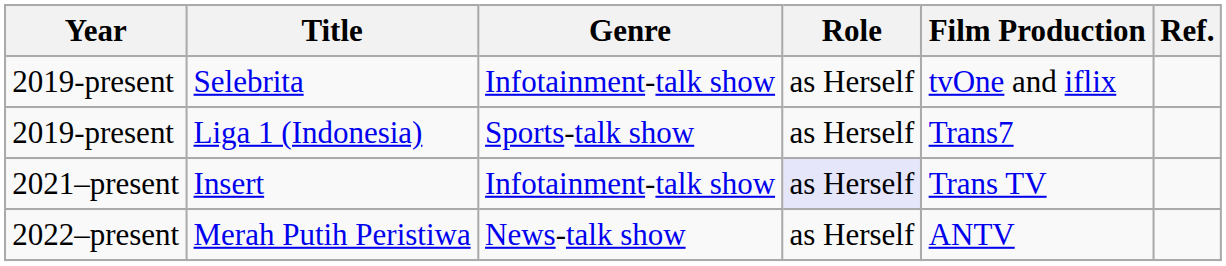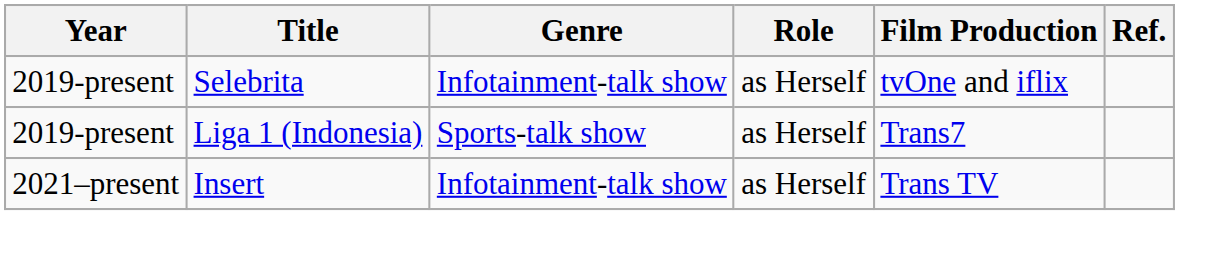(852, 183) lavender background -> (804, 183) no background
- row: (332, 234)
